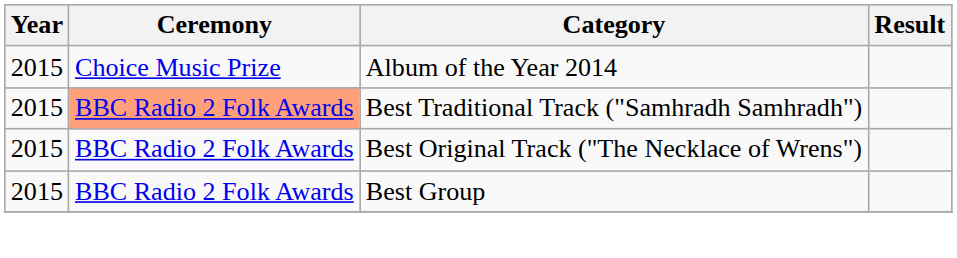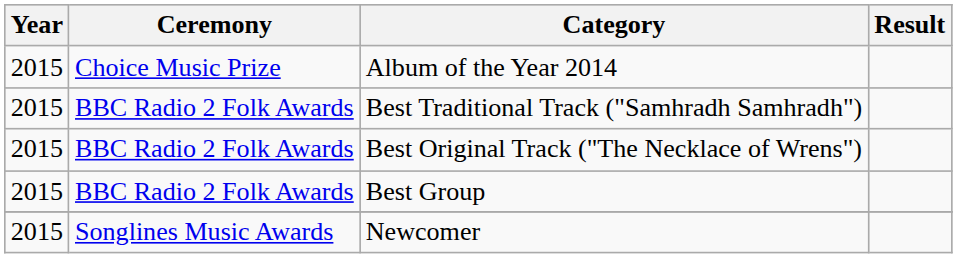(214, 107) lightsalmon background -> (214, 107) no background
+ row: (423, 231)
